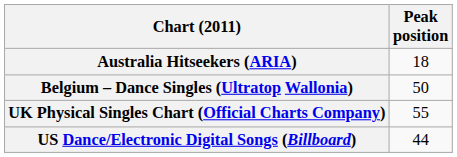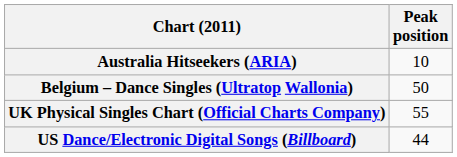(421, 61) 18 -> (421, 61) 10
